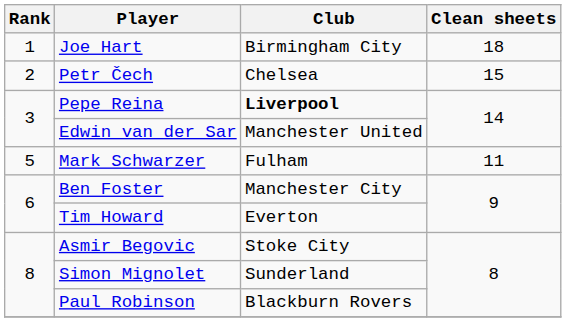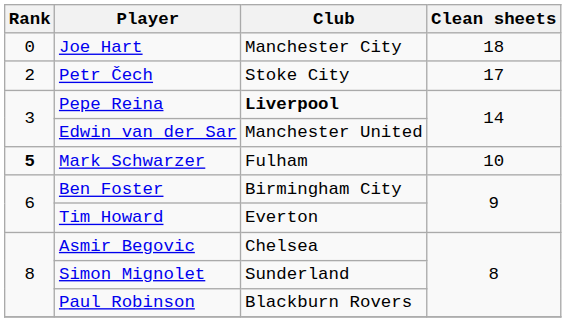(30, 47) 1 -> (30, 47) 0
(323, 47) Birmingham City -> (323, 47) Manchester City
(282, 76) Chelsea -> (297, 76) Stoke City
(494, 76) 15 -> (494, 76) 17
(30, 161) normal -> (30, 161) bold
(494, 161) 11 -> (494, 161) 10
(323, 189) Manchester City -> (323, 189) Birmingham City
(297, 246) Stoke City -> (282, 246) Chelsea
